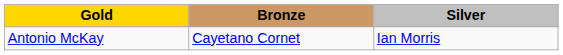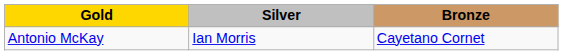columns swapped: (466, 15) <-> (281, 15)
